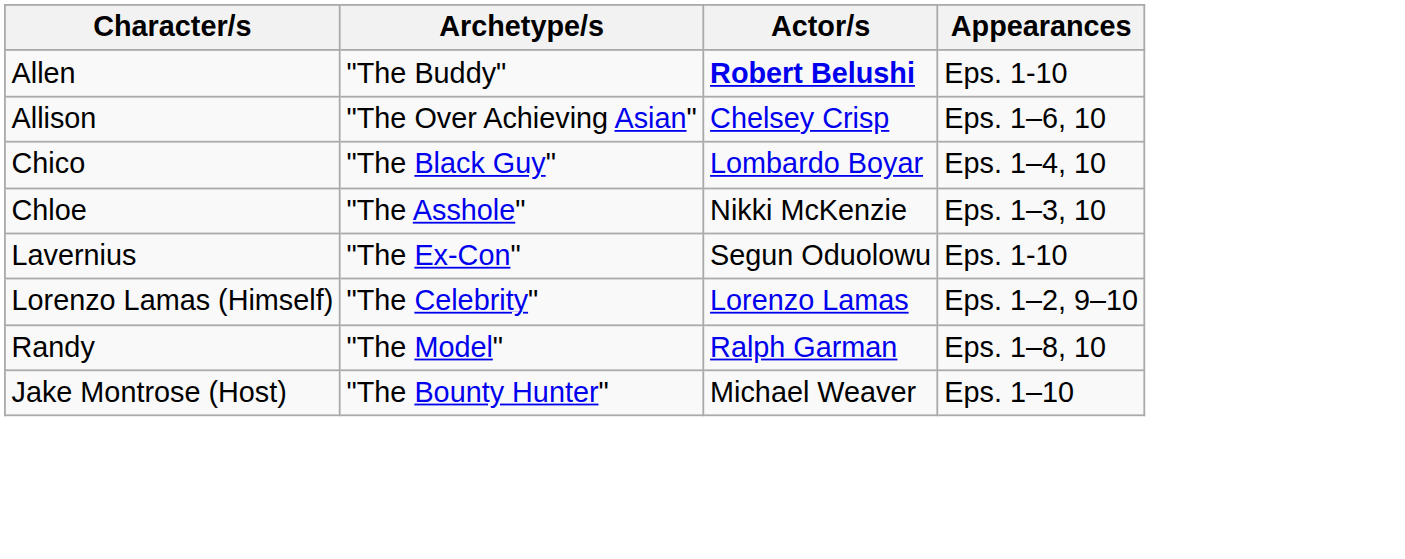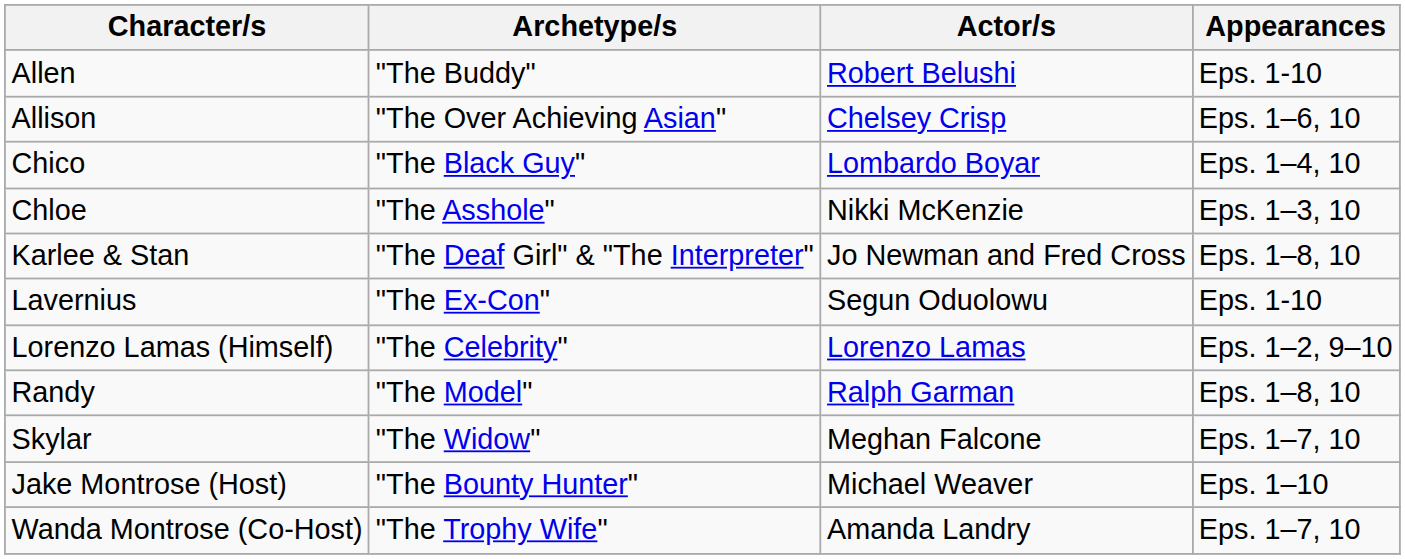(812, 73) bold -> (921, 73) normal
+ row: (100, 255)
+ row: (52, 438)
+ row: (187, 529)
